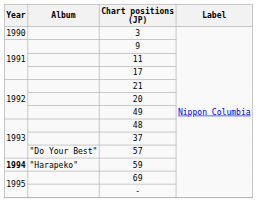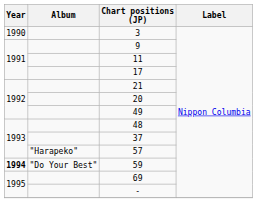(63, 152) "Do Your Best" -> (54, 152) "Harapeko"
(54, 165) "Harapeko" -> (63, 165) "Do Your Best"
